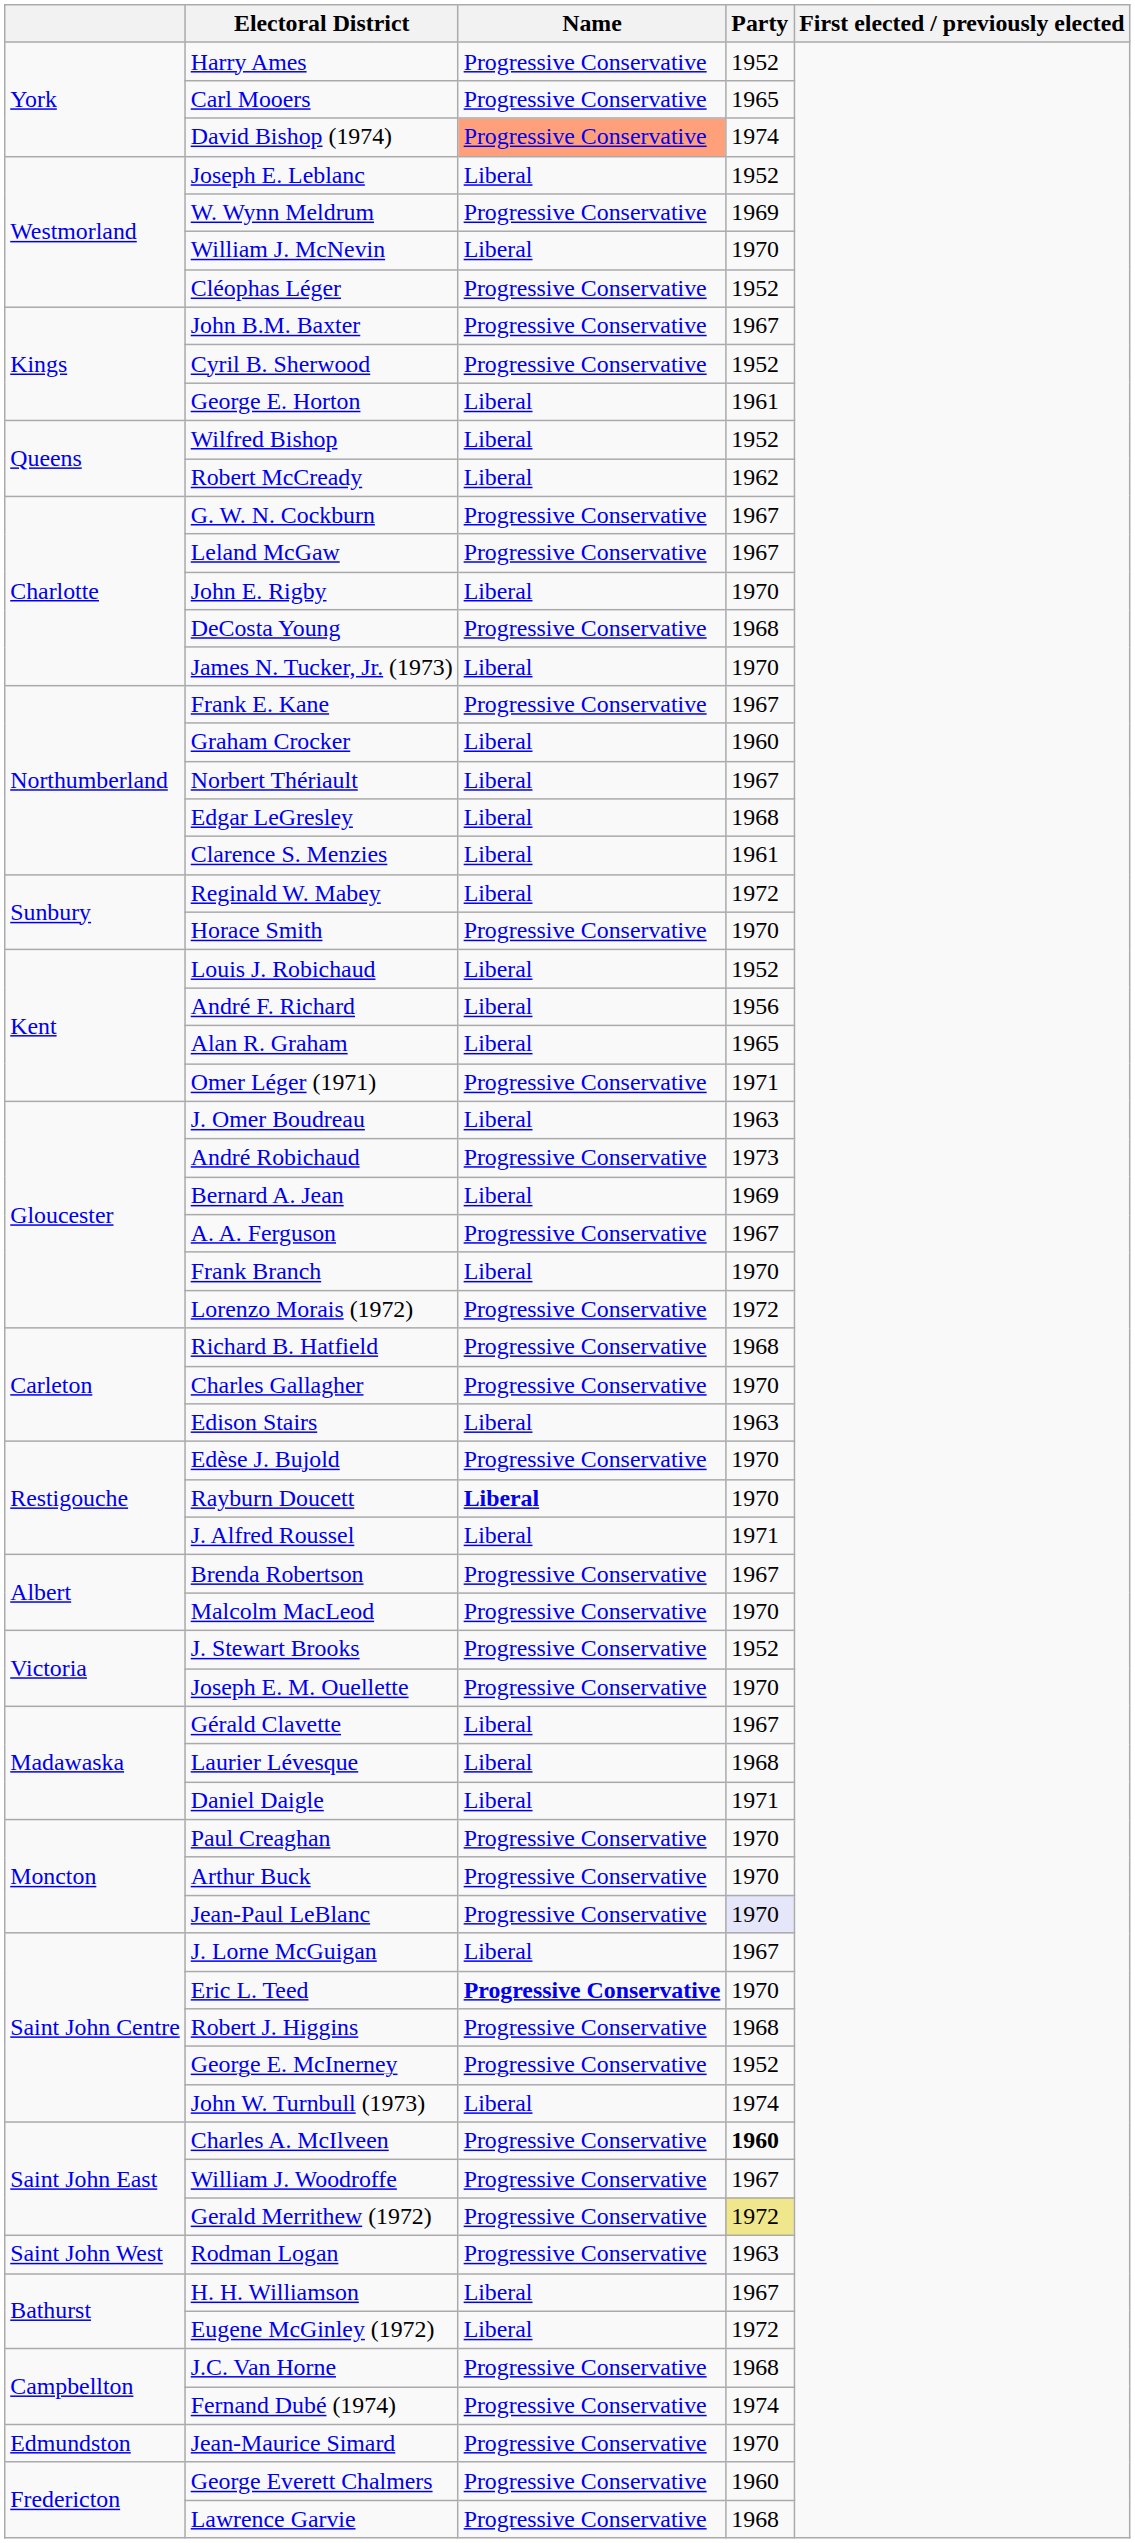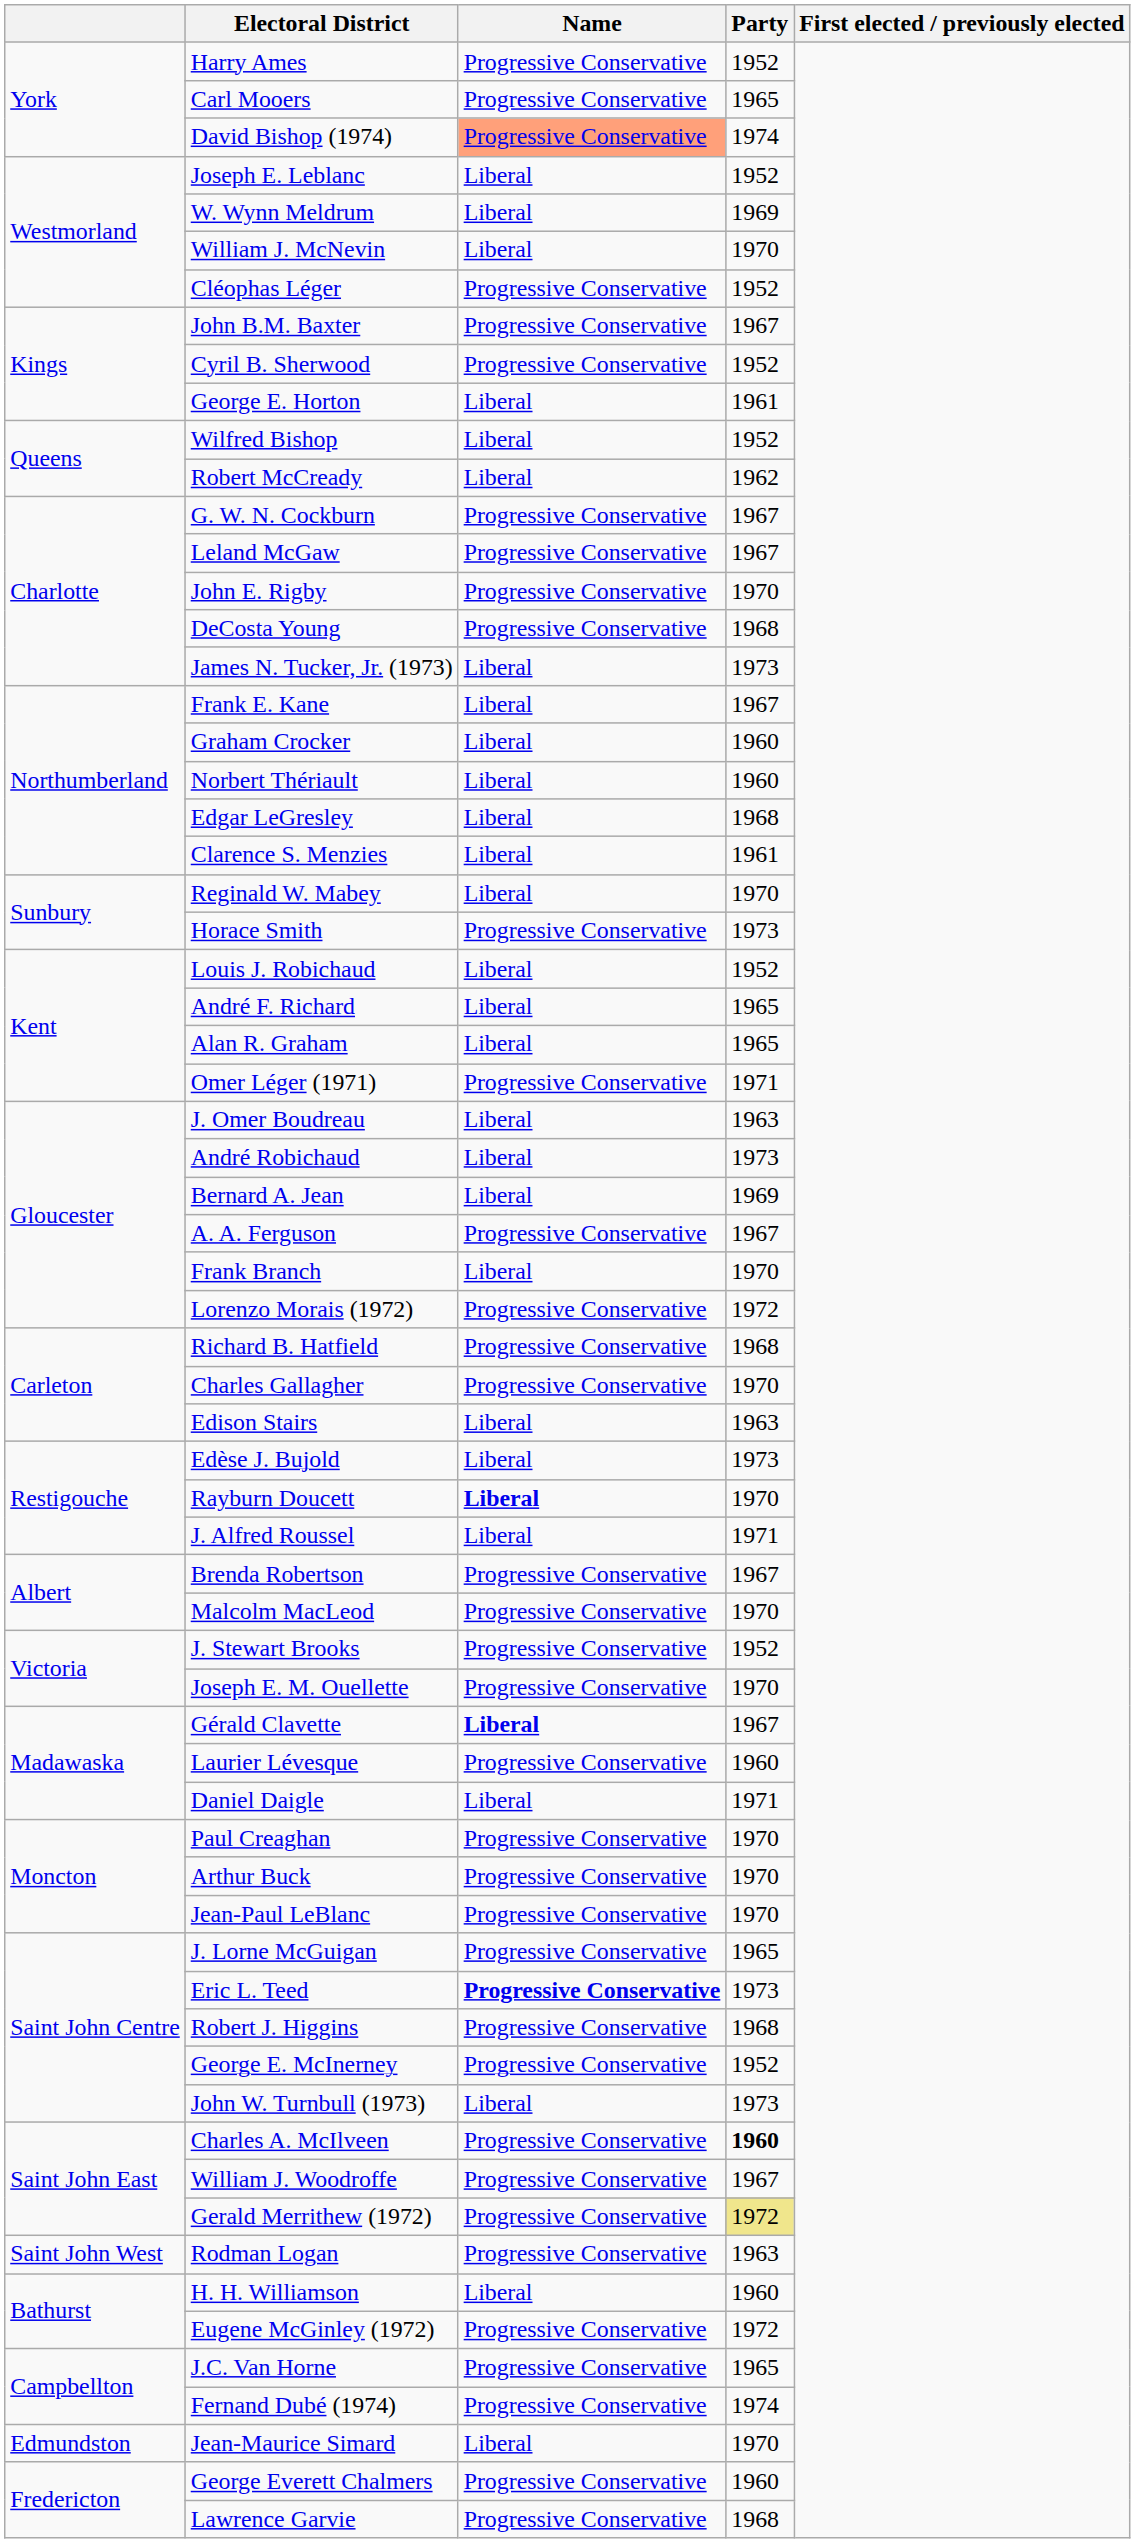(585, 212) Progressive Conservative -> (498, 212) Liberal
(498, 590) Liberal -> (585, 590) Progressive Conservative
(755, 666) 1970 -> (755, 666) 1973
(585, 703) Progressive Conservative -> (498, 703) Liberal
(755, 779) 1967 -> (755, 779) 1960
(755, 893) 1972 -> (755, 893) 1970
(755, 930) 1970 -> (755, 930) 1973
(755, 1006) 1956 -> (755, 1006) 1965
(585, 1157) Progressive Conservative -> (498, 1157) Liberal
(585, 1460) Progressive Conservative -> (498, 1460) Liberal
(755, 1460) 1970 -> (755, 1460) 1973
(498, 1724) normal -> (501, 1724) bold
(498, 1762) Liberal -> (585, 1762) Progressive Conservative
(755, 1762) 1968 -> (755, 1762) 1960
(755, 1913) lavender background -> (755, 1913) no background
(498, 1951) Liberal -> (585, 1951) Progressive Conservative
(755, 1951) 1967 -> (755, 1951) 1965
(755, 1989) 1970 -> (755, 1989) 1973
(755, 2102) 1974 -> (755, 2102) 1973
(755, 2291) 1967 -> (755, 2291) 1960
(498, 2329) Liberal -> (585, 2329) Progressive Conservative
(755, 2367) 1968 -> (755, 2367) 1965
(585, 2443) Progressive Conservative -> (498, 2443) Liberal
